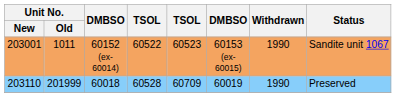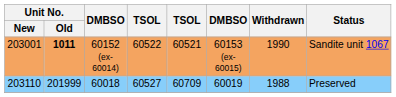(64, 45) normal -> (64, 45) bold
(187, 45) 60523 -> (187, 45) 60521
(147, 84) 60528 -> (147, 84) 60527
(278, 84) 1990 -> (278, 84) 1988
